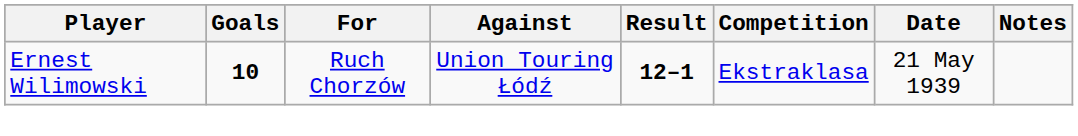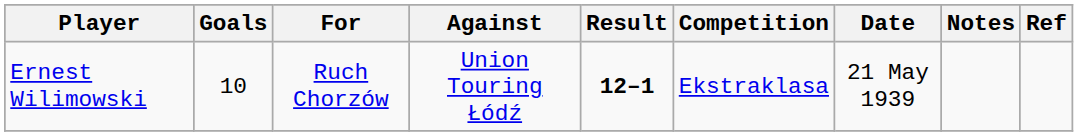+ column: (1046, 23)
(245, 74) bold -> (233, 87) normal
